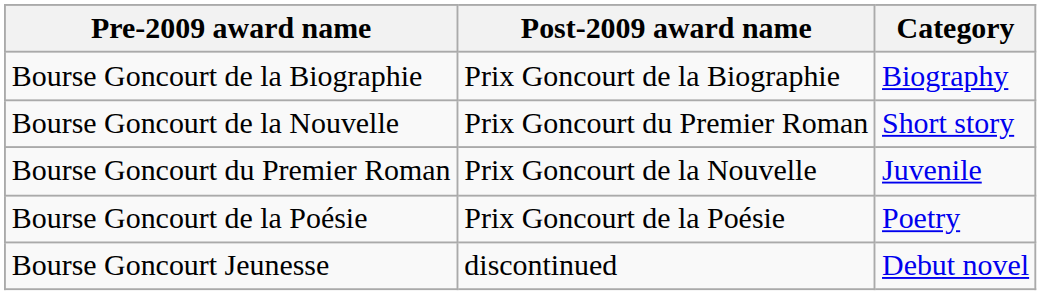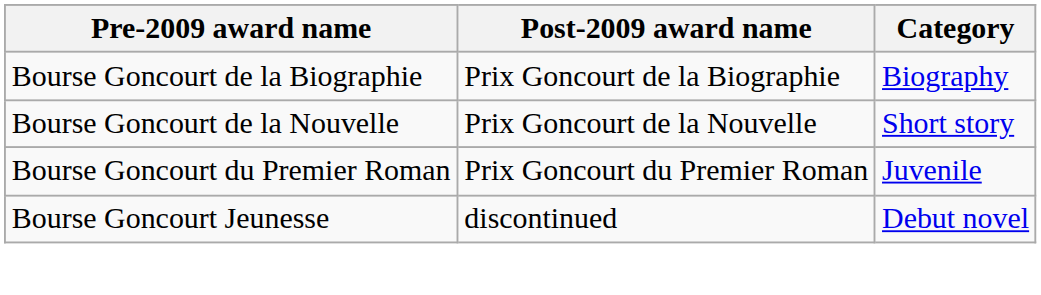(666, 123) Prix Goncourt du Premier Roman -> (641, 123) Prix Goncourt de la Nouvelle
(641, 170) Prix Goncourt de la Nouvelle -> (666, 170) Prix Goncourt du Premier Roman
- row: (190, 218)
